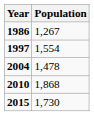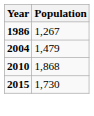- row: (18, 48)
(47, 66) 1,478 -> (47, 48) 1,479
